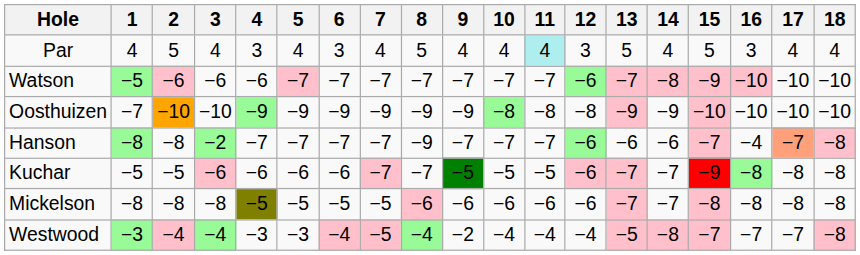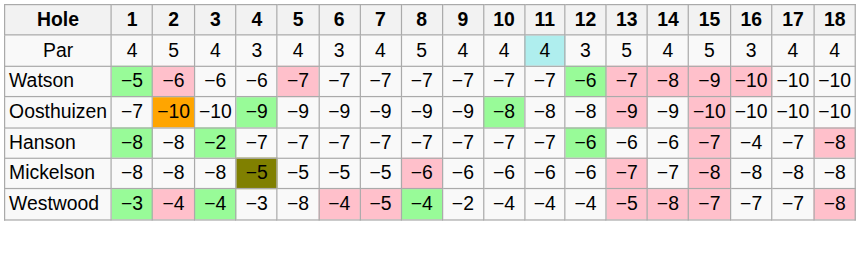(422, 142) −9 -> (422, 142) −7
(793, 142) lightsalmon background -> (793, 142) no background
- row: (40, 173)
(298, 234) −3 -> (298, 204) −8
